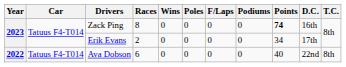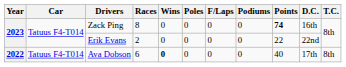(279, 39) 34 -> (279, 39) 22
(309, 39) 17th -> (310, 39) 22nd
(163, 54) normal -> (163, 54) bold
(310, 54) 22nd -> (309, 54) 17th
